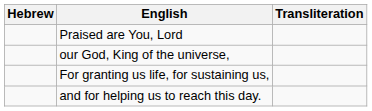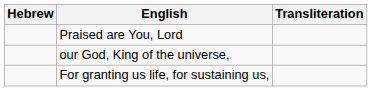- row: (160, 95)
